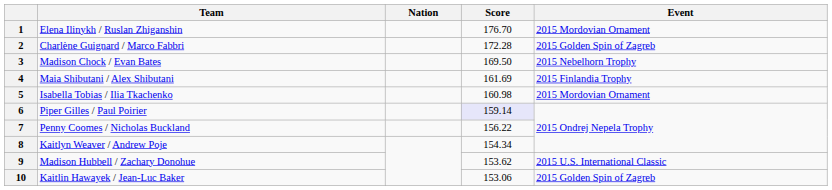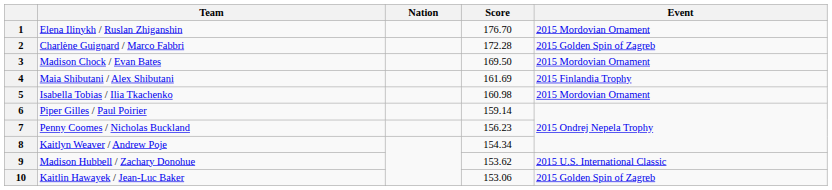(586, 62) 2015 Nebelhorn Trophy -> (593, 62) 2015 Mordovian Ornament
(497, 111) lavender background -> (497, 111) no background
(497, 128) 156.22 -> (497, 128) 156.23
